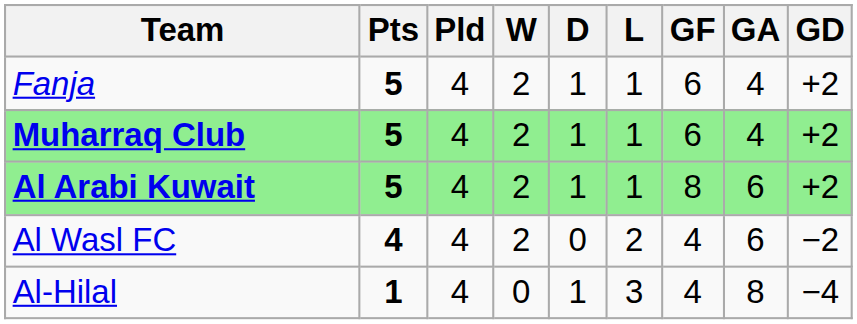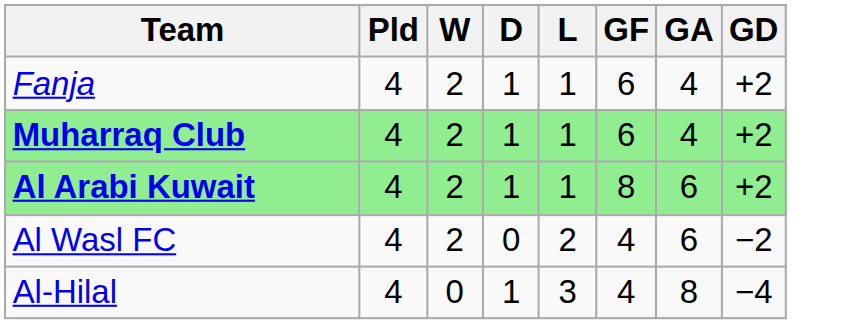- column: (393, 30)
